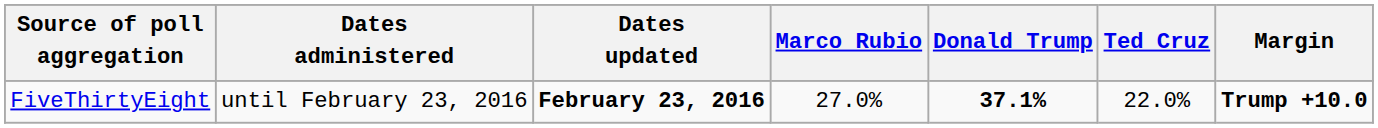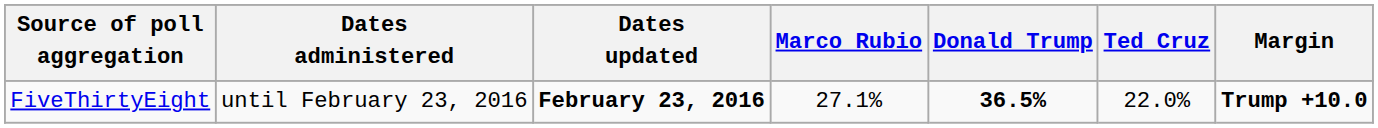(849, 101) 27.0% -> (849, 101) 27.1%
(1013, 101) 37.1% -> (1013, 101) 36.5%
